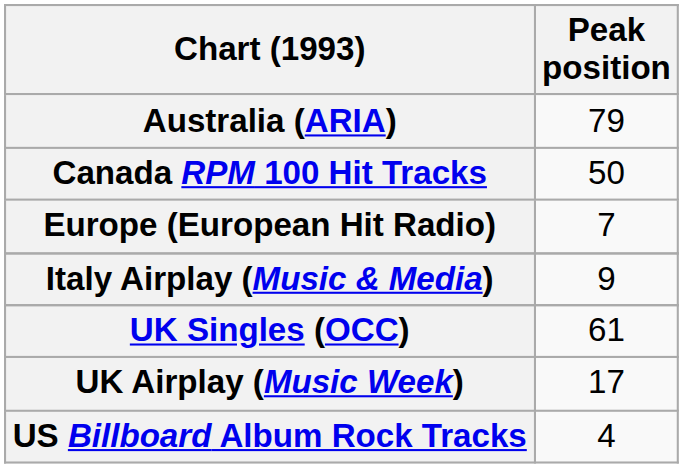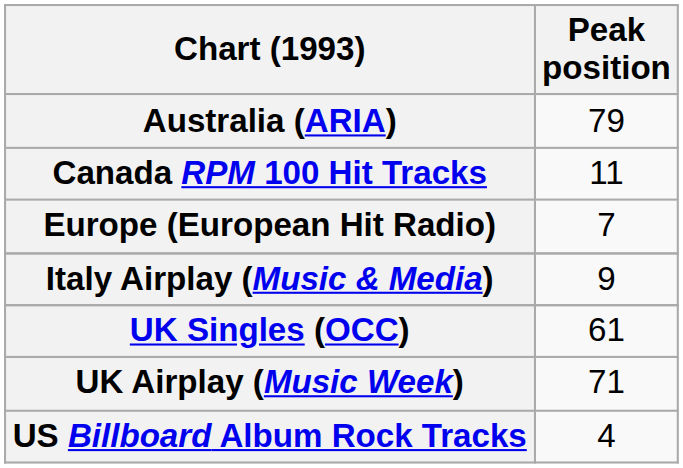(606, 173) 50 -> (606, 173) 11
(606, 383) 17 -> (606, 383) 71
